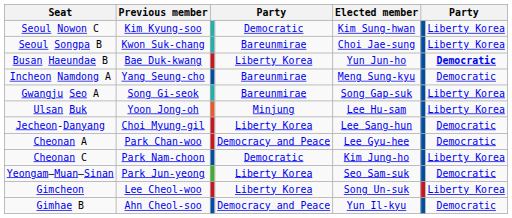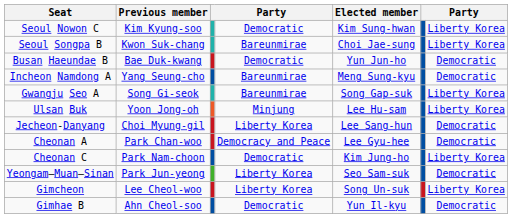(274, 61) Liberty Korea -> (274, 61) Democratic
(466, 61) bold -> (466, 61) normal
(274, 206) Democracy and Peace -> (274, 206) Democratic
